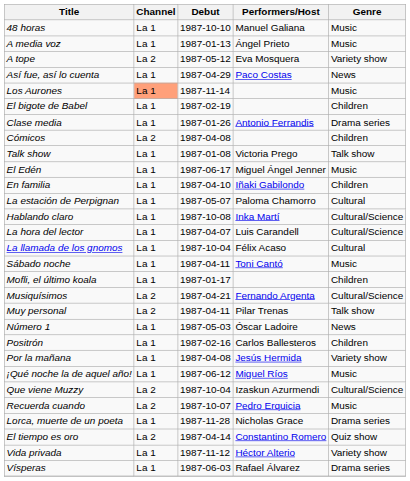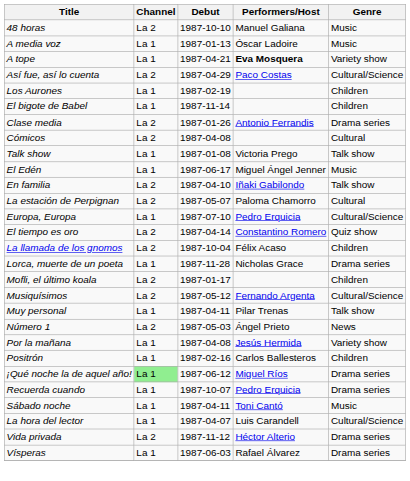(146, 28) La 1 -> (146, 28) La 2
(262, 43) Ángel Prieto -> (267, 43) Óscar Ladoire
(146, 59) La 2 -> (146, 59) La 1
(205, 59) 1987-05-12 -> (205, 59) 1987-04-21
(267, 59) normal -> (269, 59) bold
(146, 75) La 1 -> (146, 75) La 2
(343, 75) News -> (367, 75) Cultural/Science
(146, 91) lightsalmon background -> (146, 91) no background
(205, 91) 1987-11-14 -> (205, 91) 1987-02-19
(344, 91) Music -> (349, 91) Children
(205, 106) 1987-02-19 -> (205, 106) 1987-11-14
(146, 122) La 1 -> (146, 122) La 2
(349, 138) Children -> (348, 138) Cultural
(146, 185) La 1 -> (146, 185) La 2
(349, 185) Children -> (353, 185) Talk show
(146, 201) La 1 -> (146, 201) La 2
+ row: (41, 216)
- row: (40, 216)
rows swapped: (45, 232) <-> (42, 437)
(146, 248) La 1 -> (146, 248) La 2
(348, 248) Cultural -> (349, 248) Children
rows swapped: (65, 421) <-> (39, 264)
(146, 279) La 1 -> (146, 279) La 2
(205, 295) 1987-04-21 -> (205, 295) 1987-05-12
(146, 311) La 2 -> (146, 311) La 1
(146, 327) La 1 -> (146, 327) La 2
(267, 327) Óscar Ladoire -> (262, 327) Ángel Prieto
rows swapped: (39, 358) <-> (25, 342)
(146, 374) no background -> (146, 374) lightgreen background
(344, 374) Music -> (360, 374) Drama series
- row: (45, 389)
(146, 405) La 2 -> (146, 389) La 1
(344, 405) Music -> (360, 389) Drama series
(146, 452) La 1 -> (146, 437) La 2
(359, 452) Variety show -> (360, 437) Drama series
